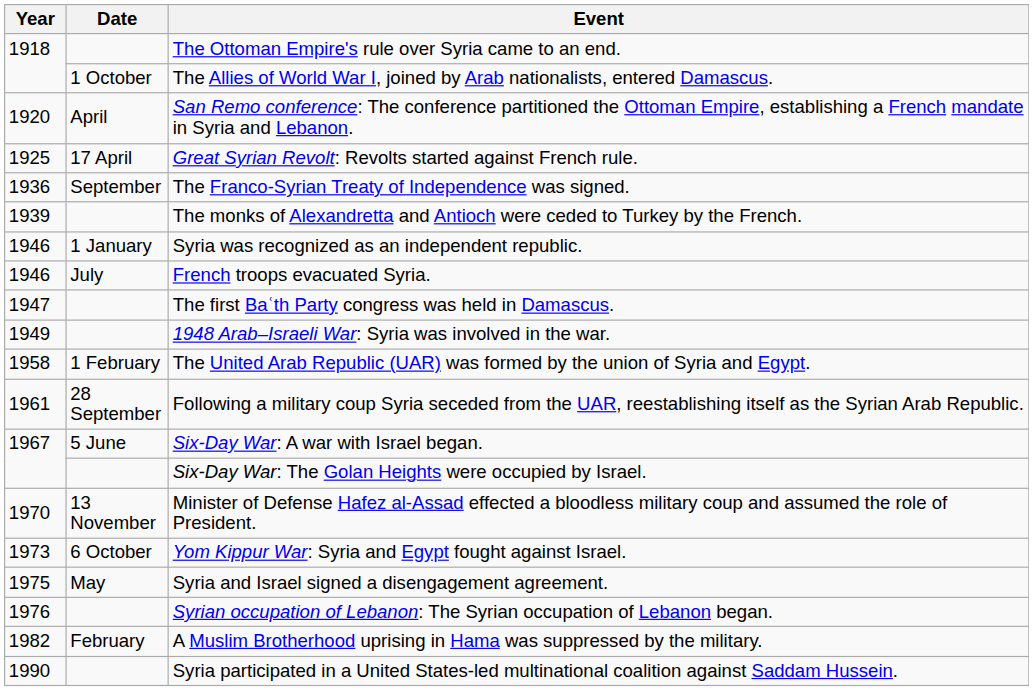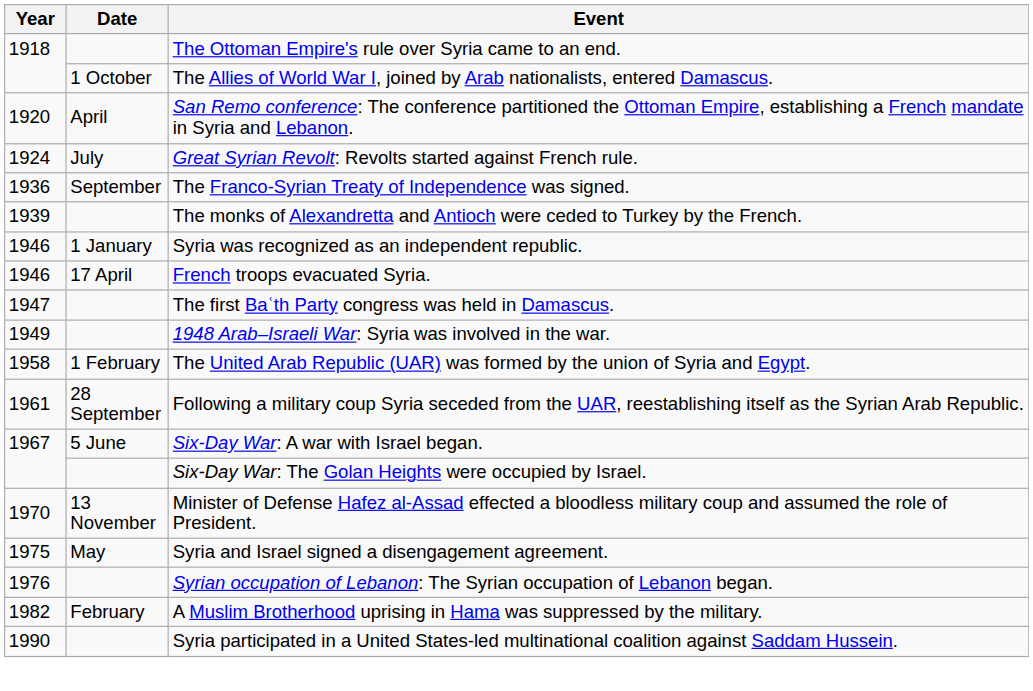(30, 157) 1925 -> (30, 157) 1924
(101, 157) 17 April -> (87, 157) July
(87, 275) July -> (101, 275) 17 April
- row: (400, 552)
